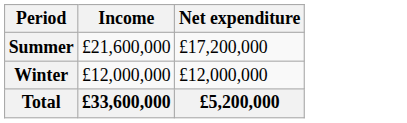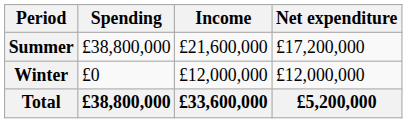+ column: (126, 18)
